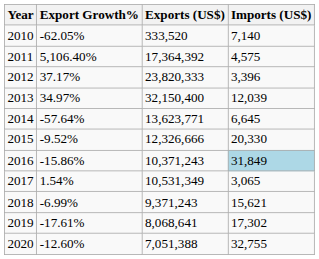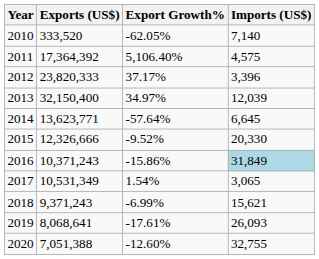columns swapped: (185, 14) <-> (89, 14)
(249, 222) 17,302 -> (249, 222) 26,093
